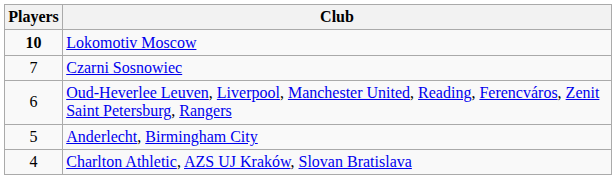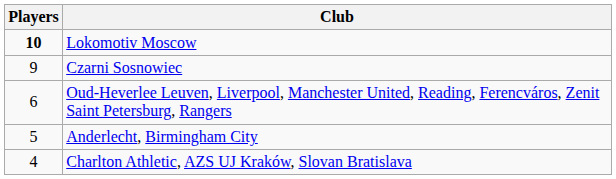(34, 67) 7 -> (34, 67) 9
